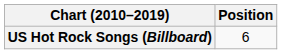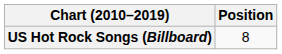(246, 37) 6 -> (246, 37) 8
